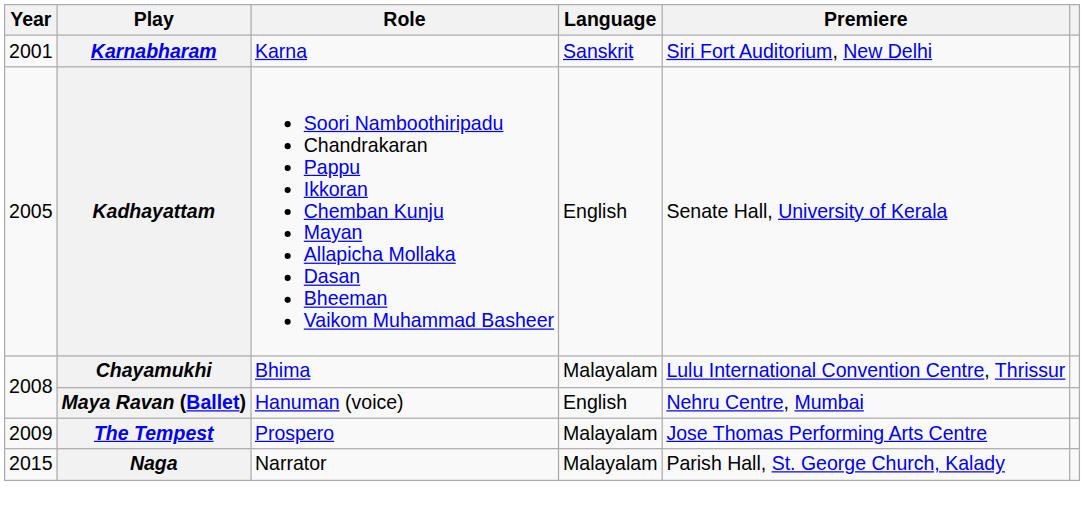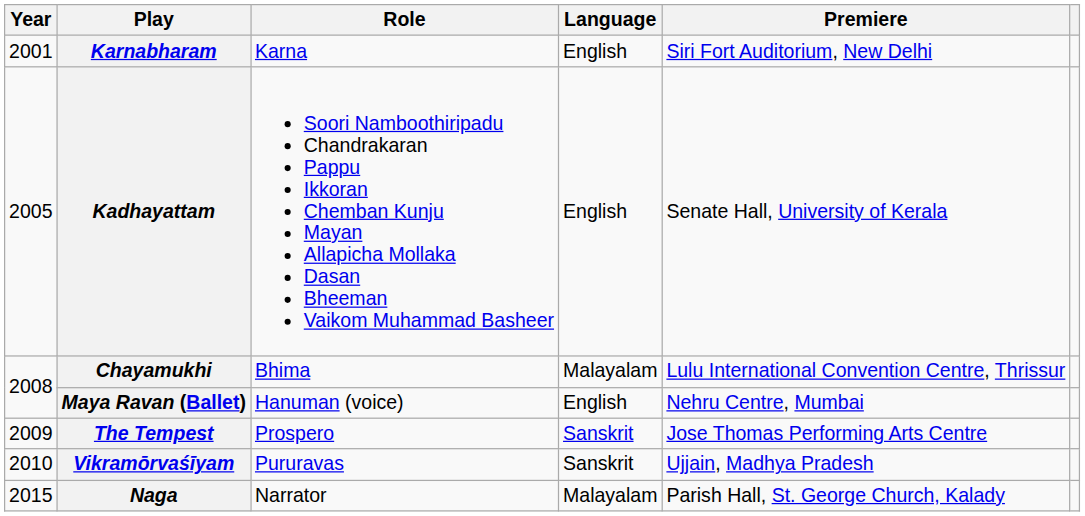(598, 50) Sanskrit -> (595, 50) English
(610, 433) Malayalam -> (598, 433) Sanskrit
+ row: (154, 464)
